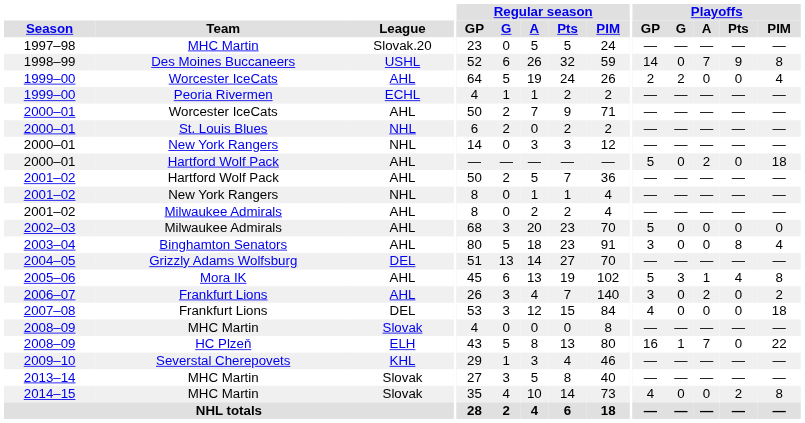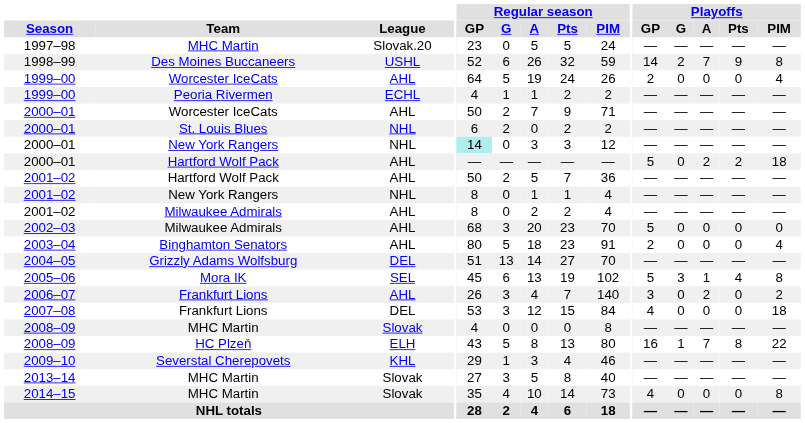(681, 62) 0 -> (681, 62) 2
(681, 78) 2 -> (681, 78) 0
(474, 145) no background -> (474, 145) paleturquoise background
(738, 161) 0 -> (738, 161) 2
(650, 244) 3 -> (650, 244) 2
(738, 244) 8 -> (738, 244) 0
(402, 277) AHL -> (402, 277) SEL
(738, 344) 0 -> (738, 344) 8
(738, 394) 2 -> (738, 394) 0
